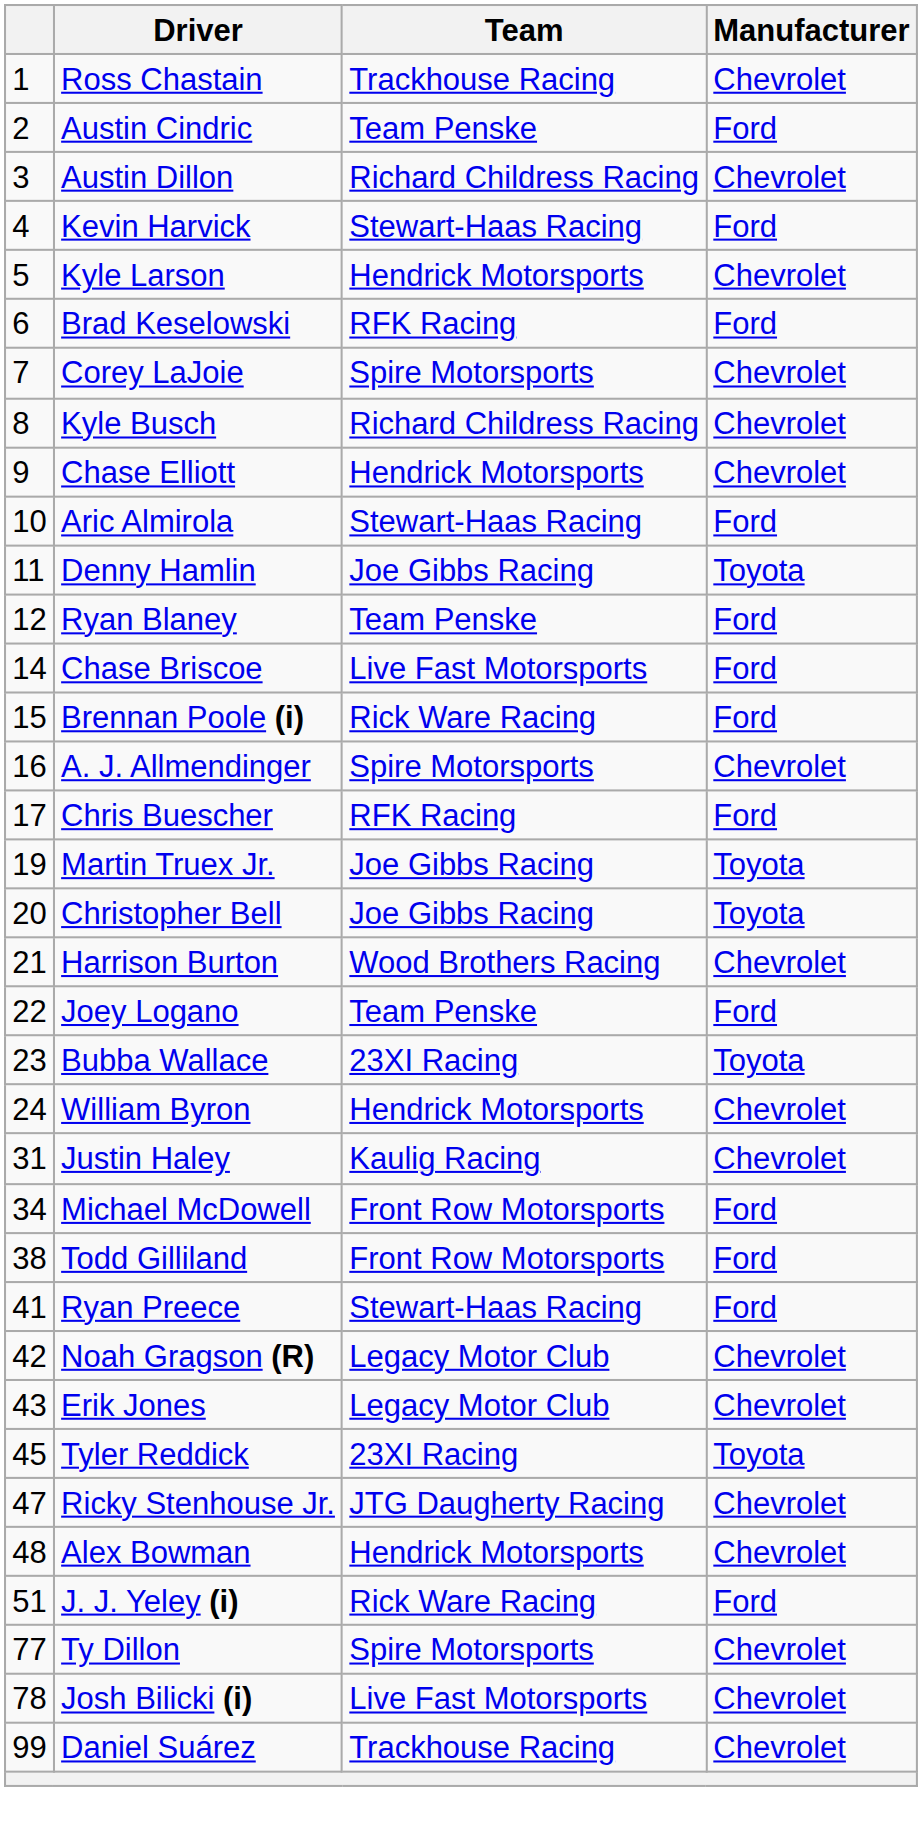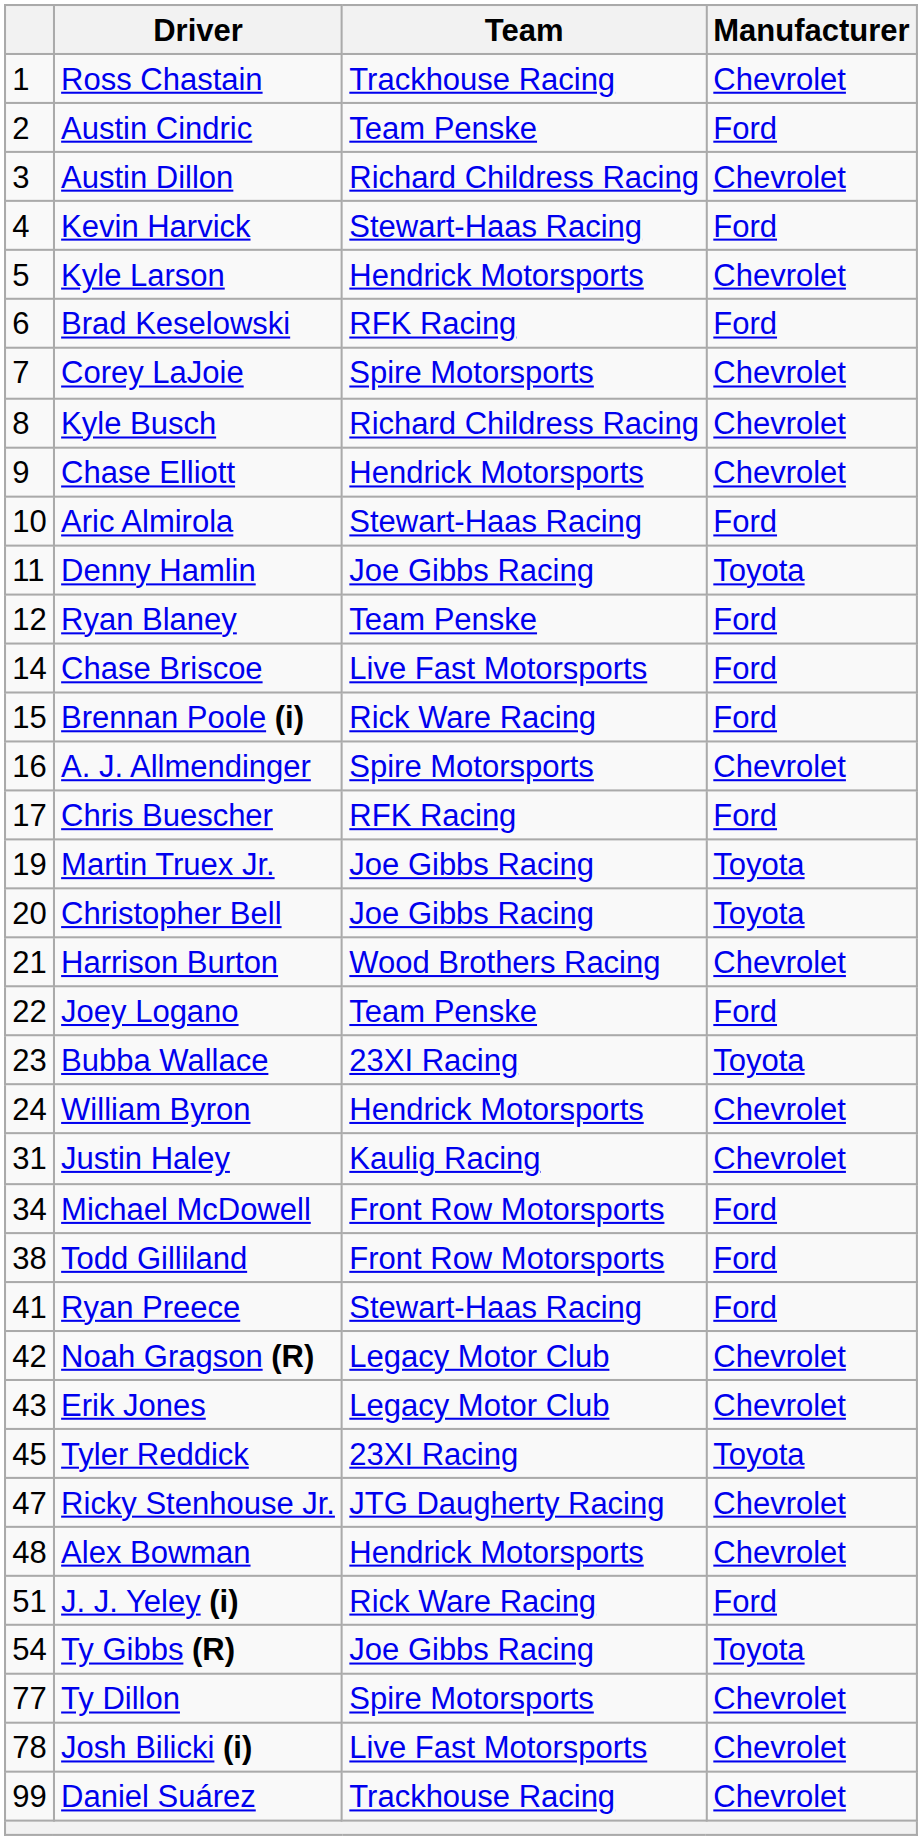+ row: (148, 1650)
